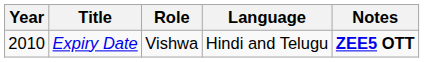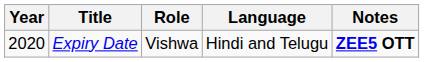(27, 43) 2010 -> (27, 43) 2020
